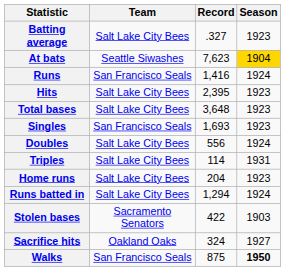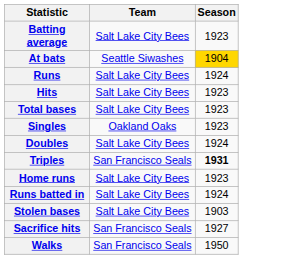- column: (216, 13)
(142, 76) San Francisco Seals -> (142, 76) Salt Lake City Bees
(142, 127) San Francisco Seals -> (142, 127) Oakland Oaks
(142, 161) Salt Lake City Bees -> (142, 161) San Francisco Seals
(259, 161) normal -> (217, 161) bold
(142, 218) Sacramento Senators -> (142, 212) Salt Lake City Bees
(142, 241) Oakland Oaks -> (142, 229) San Francisco Seals
(259, 258) bold -> (217, 246) normal
